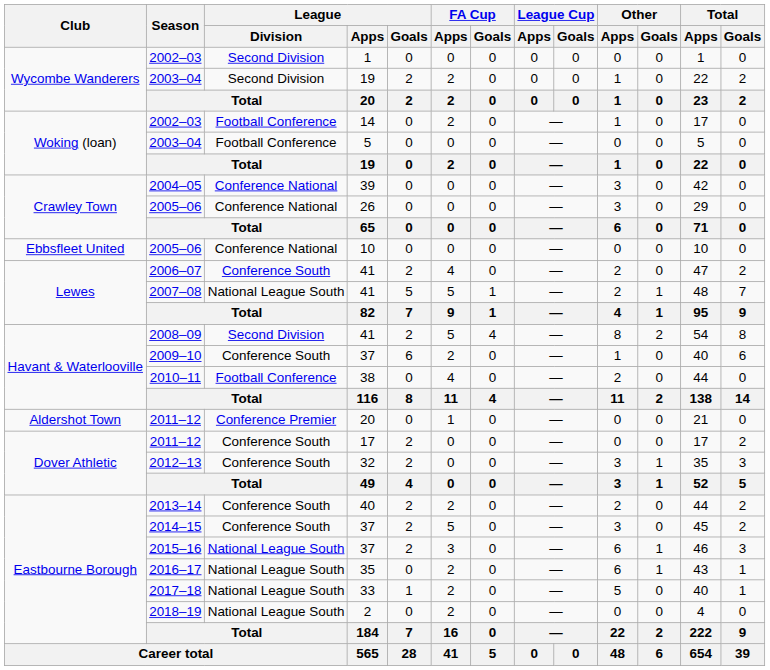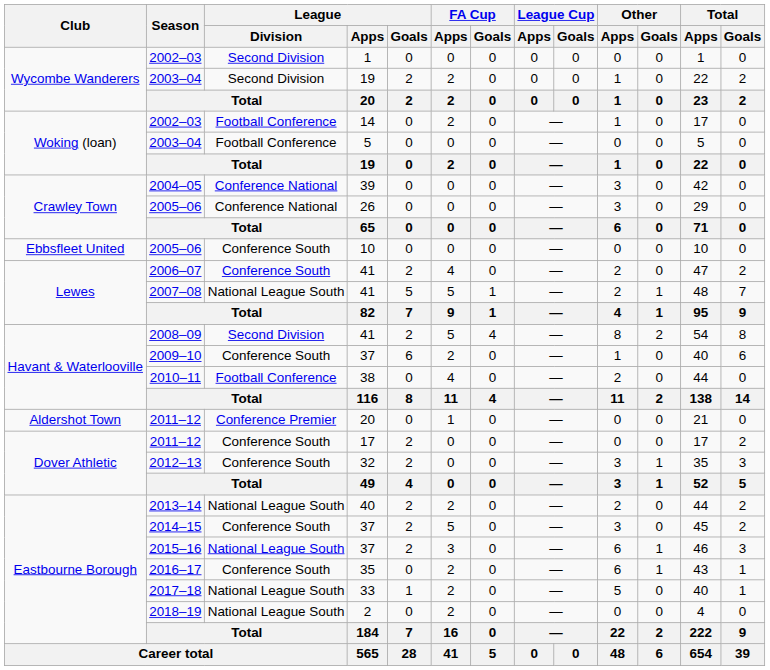(276, 249) Conference National -> (276, 249) Conference South
(276, 505) Conference South -> (276, 505) National League South
(276, 569) National League South -> (276, 569) Conference South
